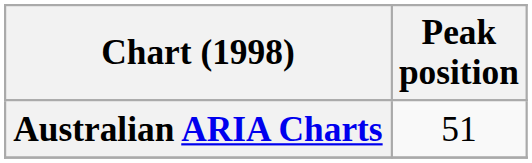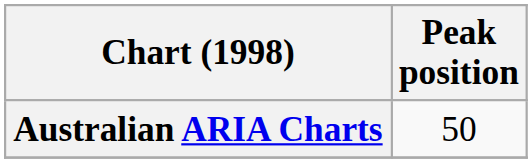(459, 128) 51 -> (459, 128) 50
